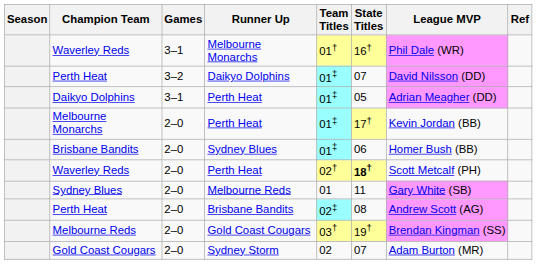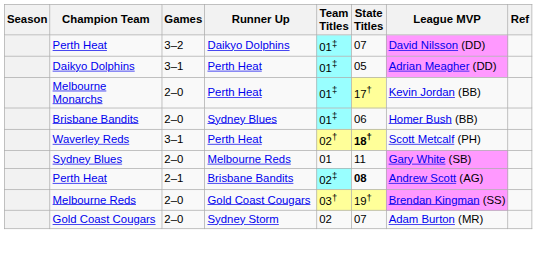- row: (91, 50)
(174, 170) 2–0 -> (174, 139) 3–1
(174, 209) 2–0 -> (174, 179) 2–1
(360, 209) normal -> (360, 179) bold
